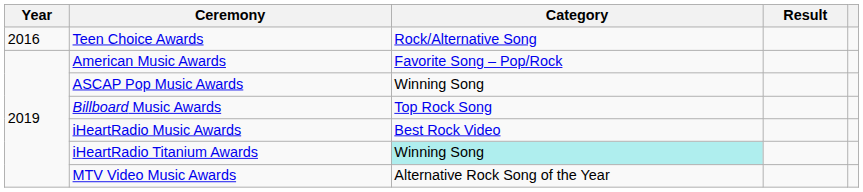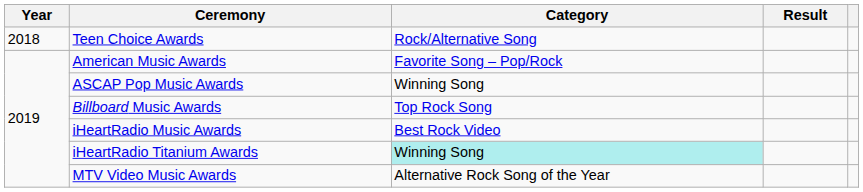(24, 38) 2016 -> (24, 38) 2018
